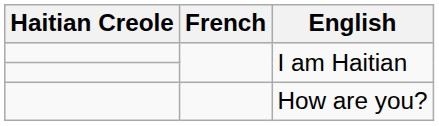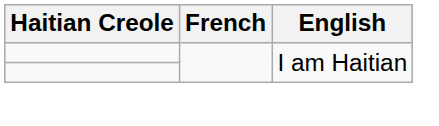- row: (92, 101)
